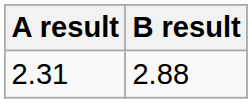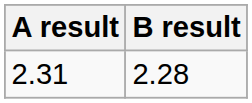(161, 73) 2.88 -> (161, 73) 2.28
